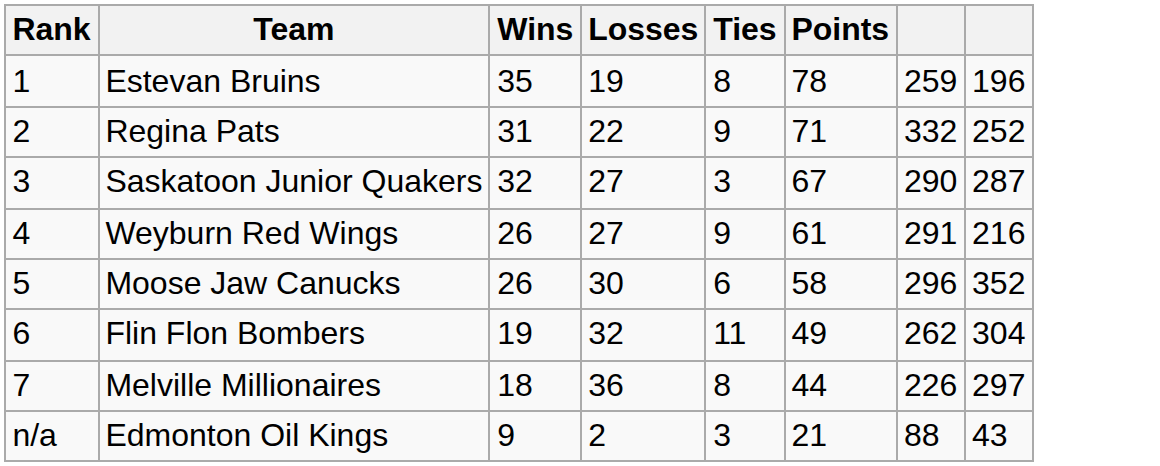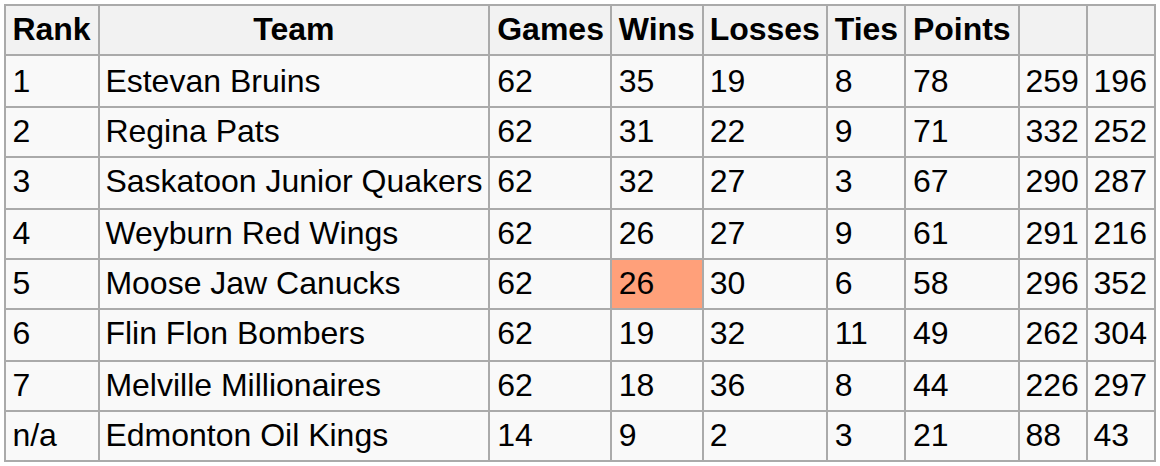+ column: (551, 29)
(515, 283) no background -> (637, 283) lightsalmon background
